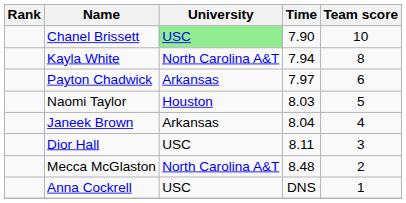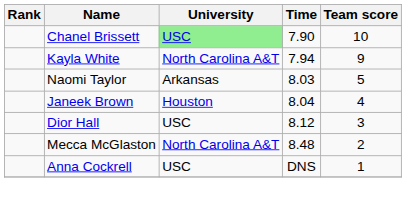(361, 58) 8 -> (361, 58) 9
- row: (100, 79)
(188, 101) Houston -> (191, 79) Arkansas
(191, 123) Arkansas -> (188, 101) Houston
(301, 144) 8.11 -> (301, 123) 8.12
